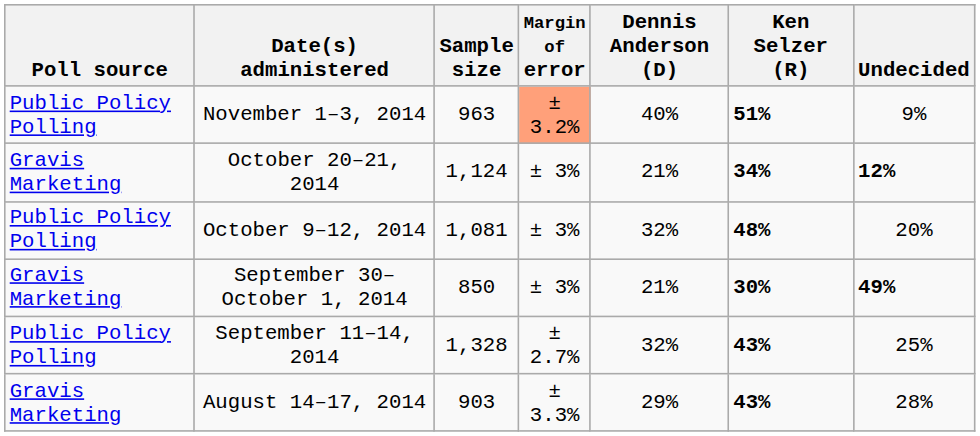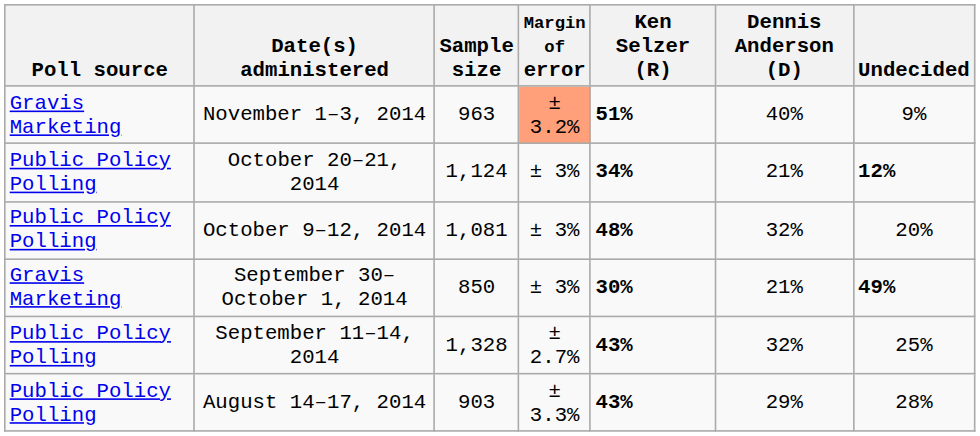columns swapped: (791, 45) <-> (659, 45)
(90, 115) Public Policy Polling -> (66, 115) Gravis Marketing
(66, 172) Gravis Marketing -> (90, 172) Public Policy Polling
(66, 403) Gravis Marketing -> (90, 403) Public Policy Polling
